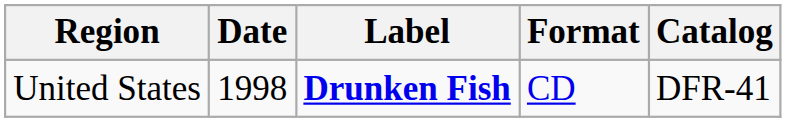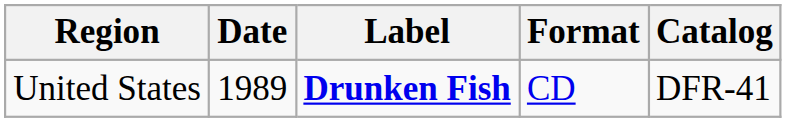(252, 87) 1998 -> (252, 87) 1989
